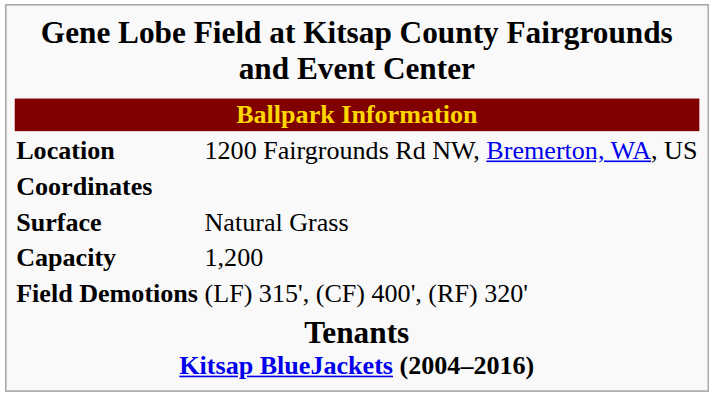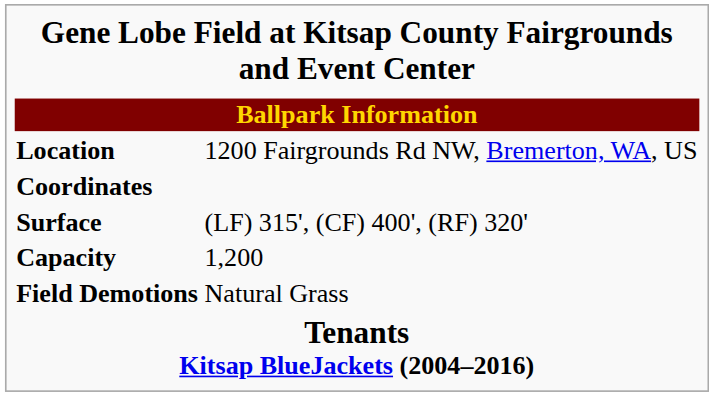(277, 222) Natural Grass -> (366, 222) (LF) 315', (CF) 400', (RF) 320'
(366, 294) (LF) 315', (CF) 400', (RF) 320' -> (277, 294) Natural Grass
